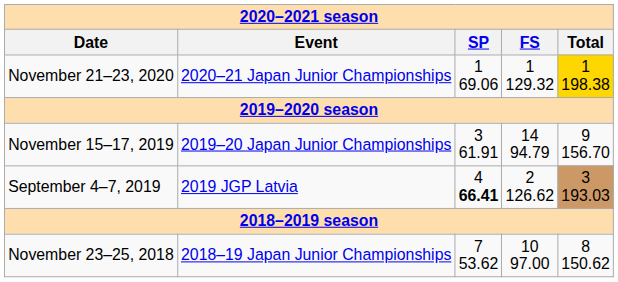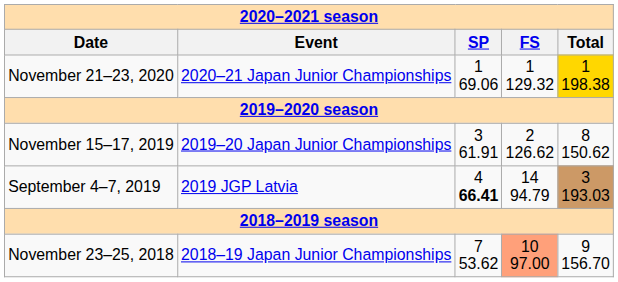(530, 144) 14 94.79 -> (530, 144) 2 126.62
(586, 144) 9 156.70 -> (586, 144) 8 150.62
(530, 187) 2 126.62 -> (530, 187) 14 94.79
(530, 255) no background -> (530, 255) lightsalmon background
(586, 255) 8 150.62 -> (586, 255) 9 156.70
